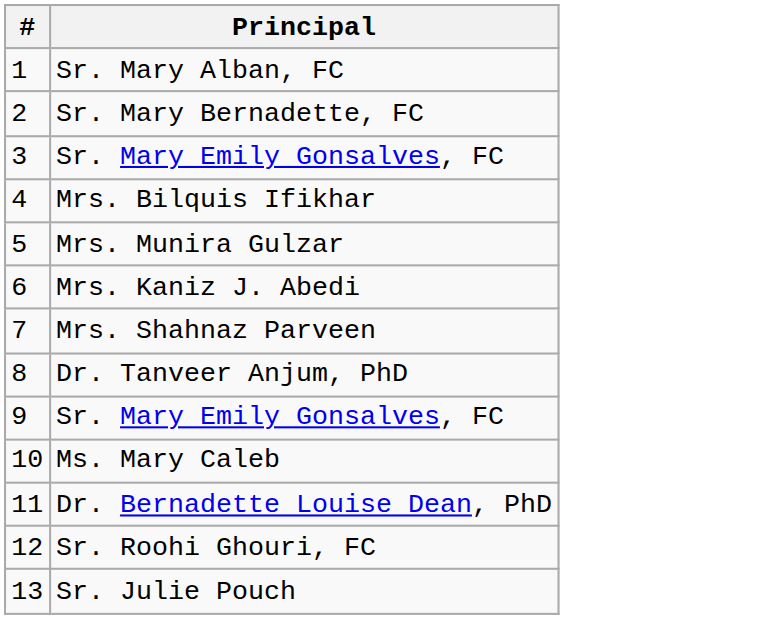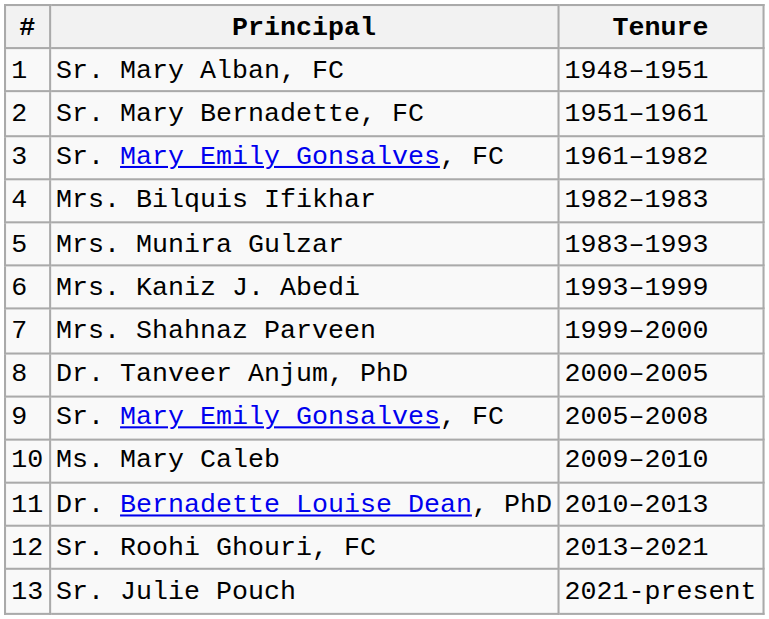+ column: (661, 27)
